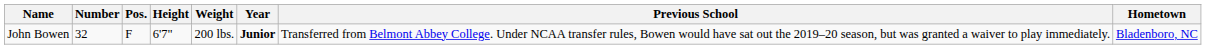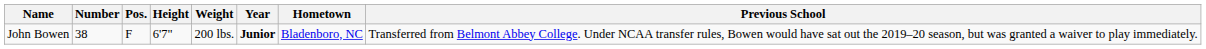columns swapped: (1157, 14) <-> (696, 14)
(81, 34) 32 -> (81, 34) 38
